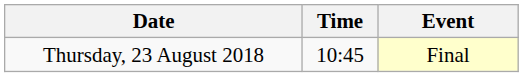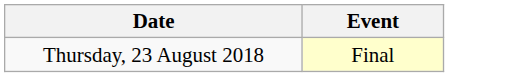- column: (340, 21)
